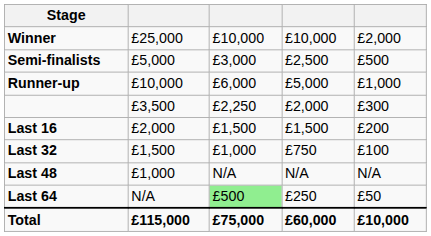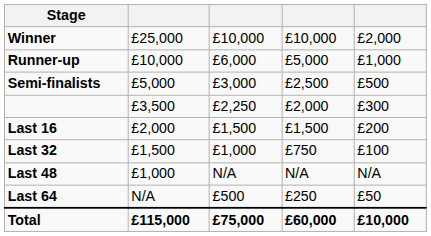rows swapped: (44, 83) <-> (54, 60)
(228, 196) lightgreen background -> (228, 196) no background
